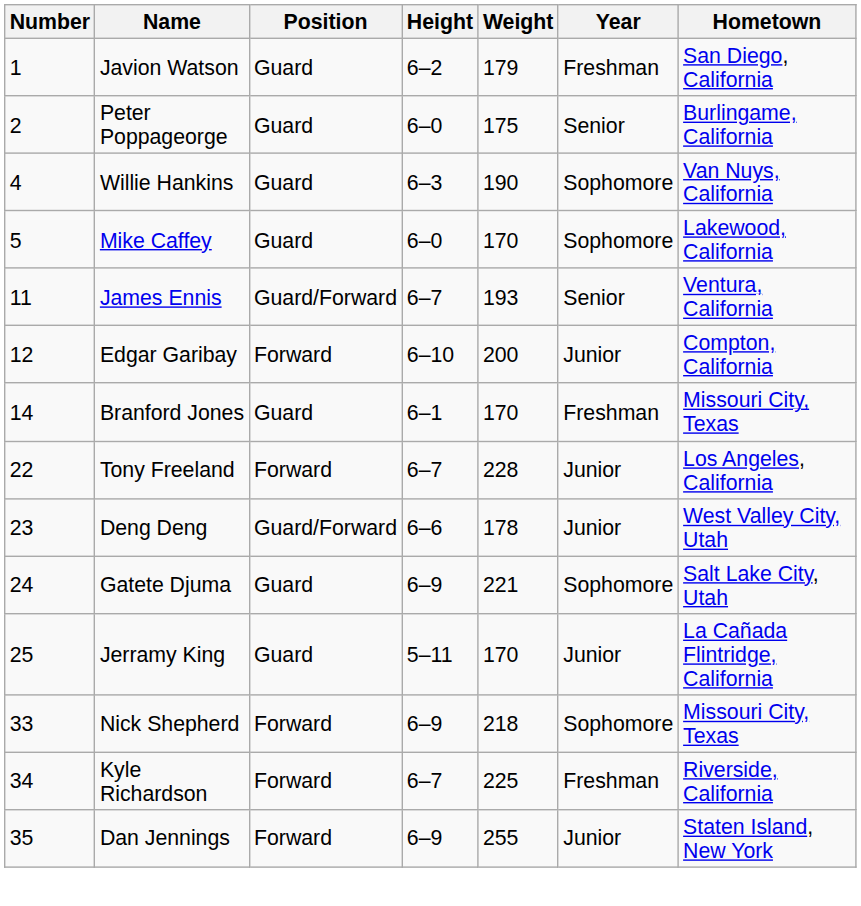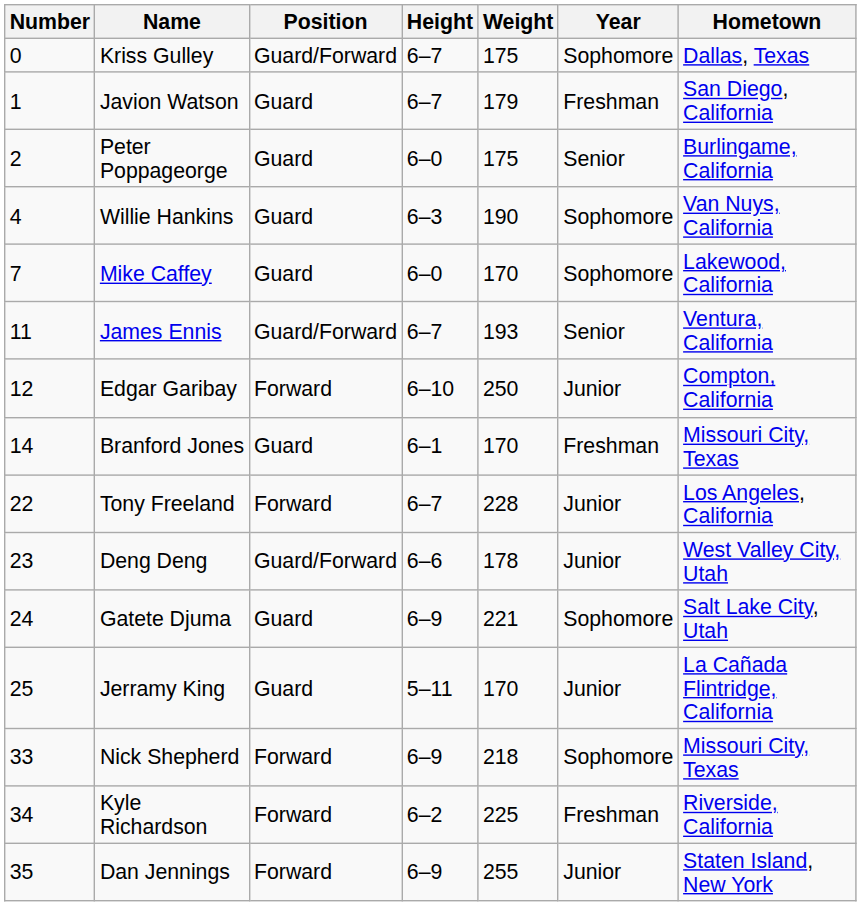+ row: (157, 55)
(425, 67) 6–2 -> (425, 101) 6–7
(16, 240) 5 -> (16, 273) 7
(501, 355) 200 -> (501, 388) 250
(425, 781) 6–7 -> (425, 815) 6–2
